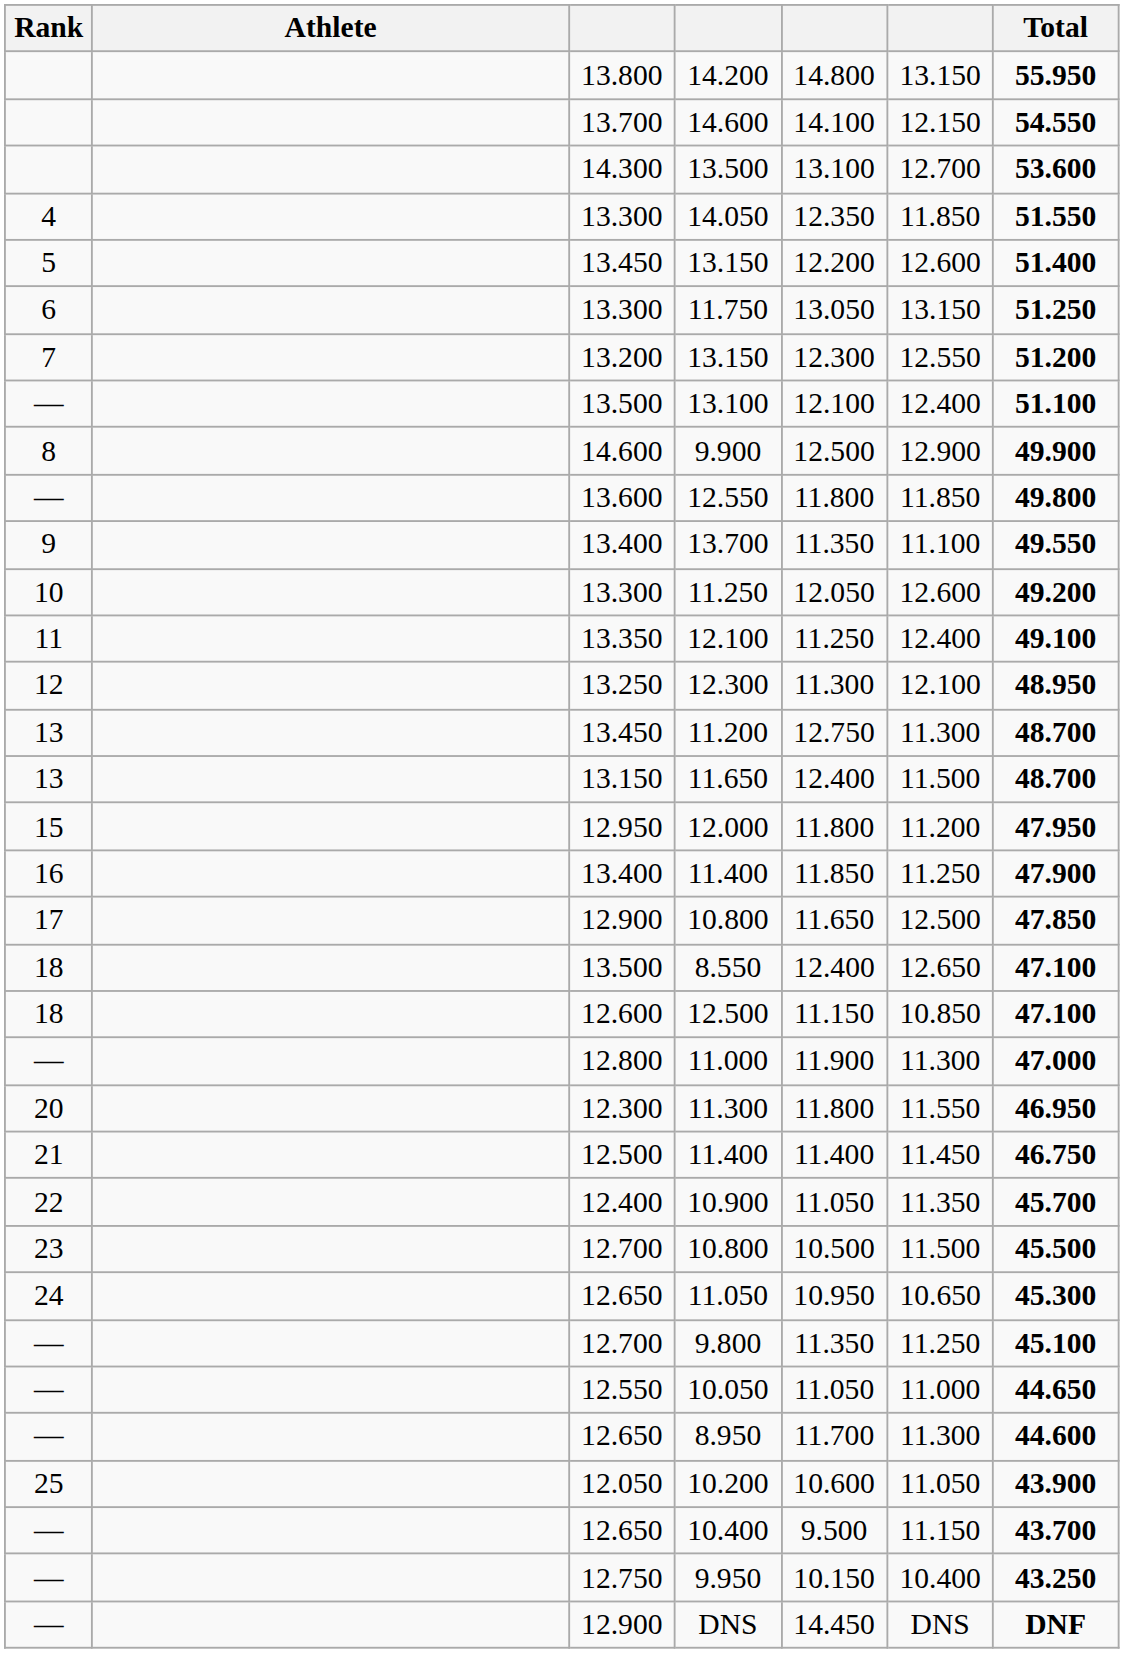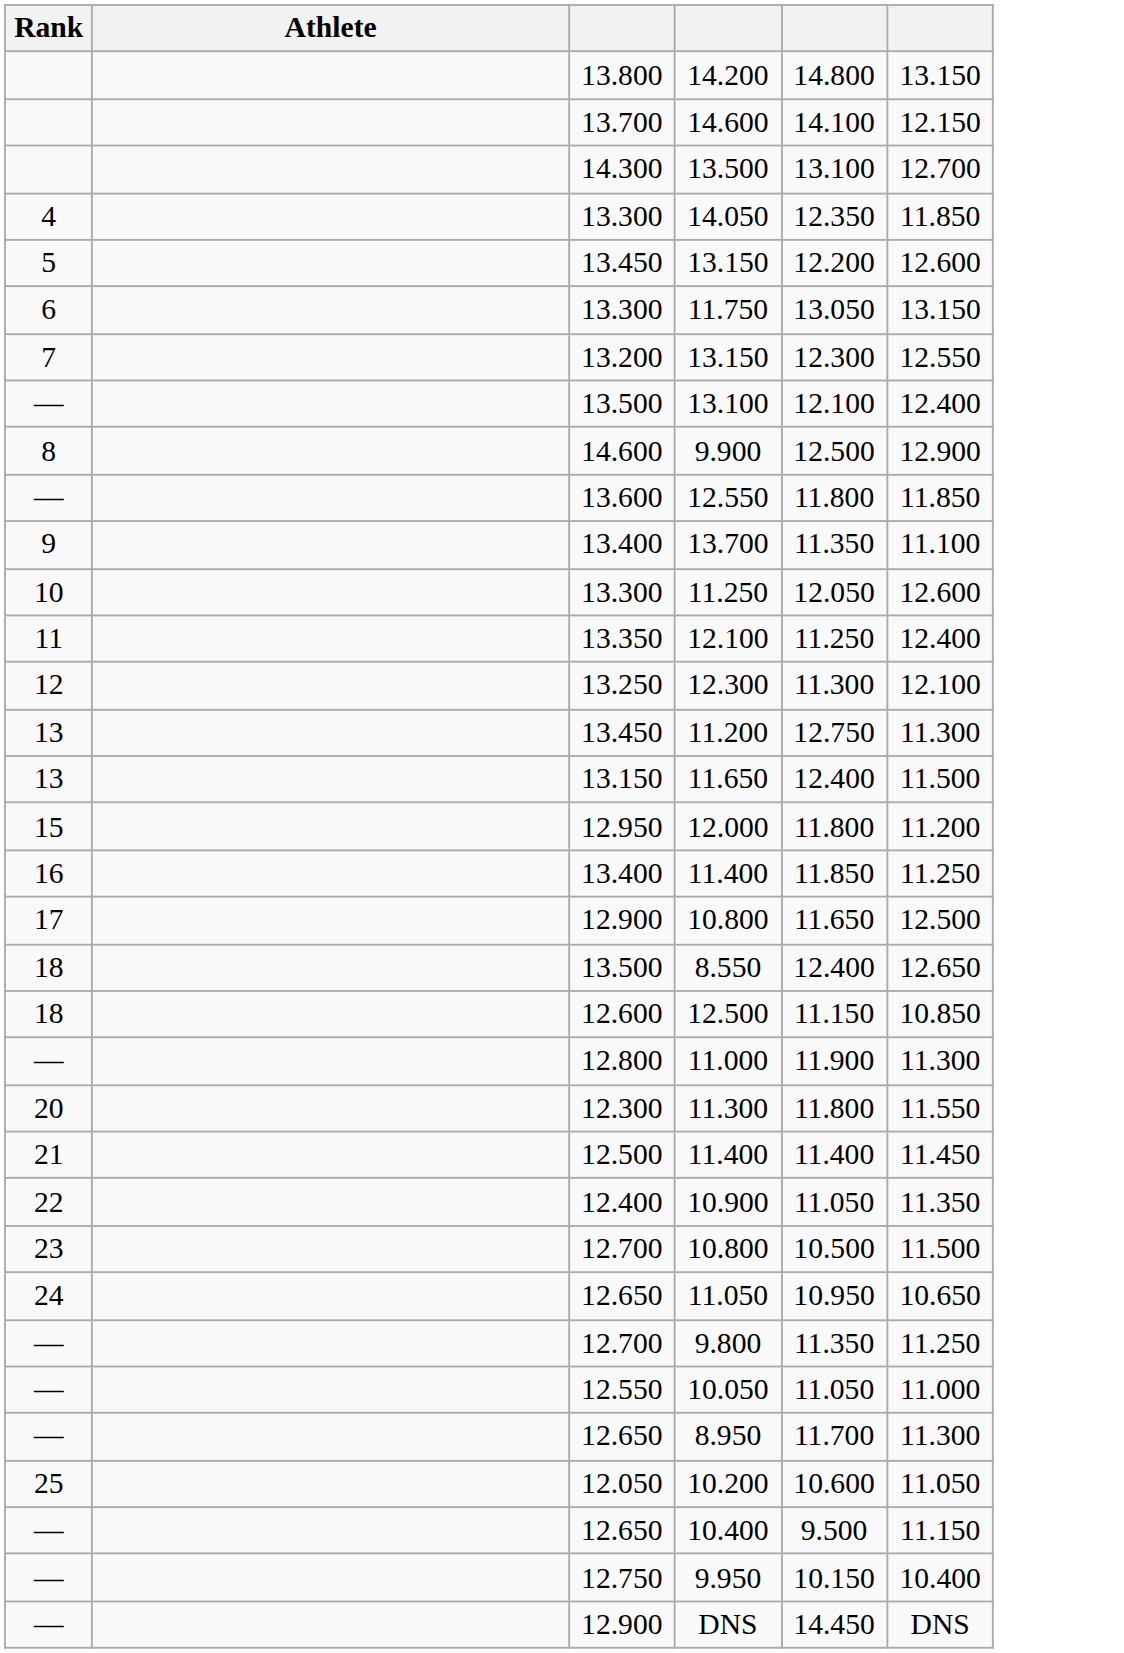- column: (1056, 27)
